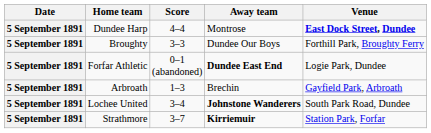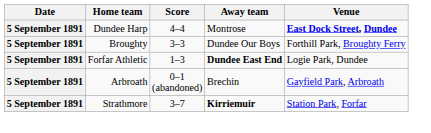(177, 66) 0–1 (abandoned) -> (177, 60) 1–3
(177, 87) 1–3 -> (177, 82) 0–1 (abandoned)
- row: (118, 103)
